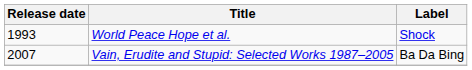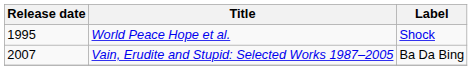(22, 34) 1993 -> (22, 34) 1995
